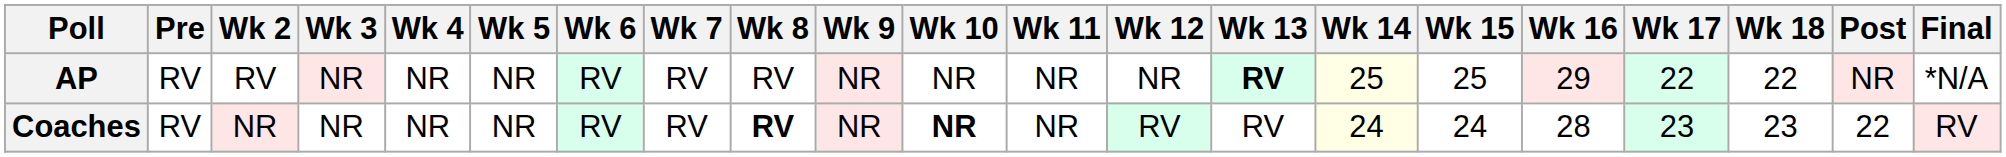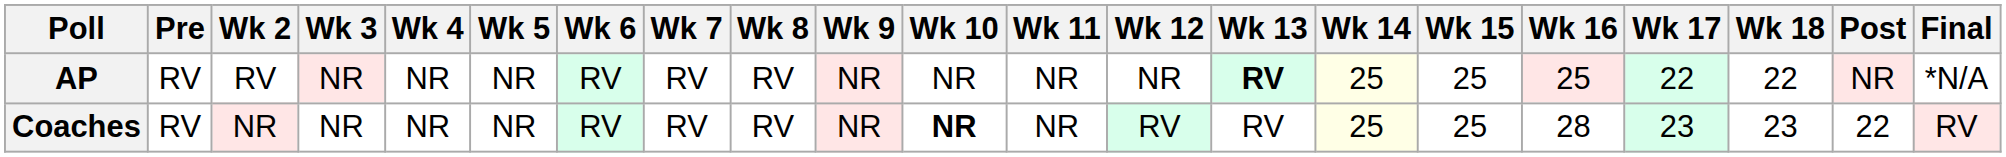(1573, 77) 29 -> (1573, 77) 25
(773, 126) bold -> (773, 126) normal
(1366, 126) 24 -> (1366, 126) 25
(1470, 126) 24 -> (1470, 126) 25
